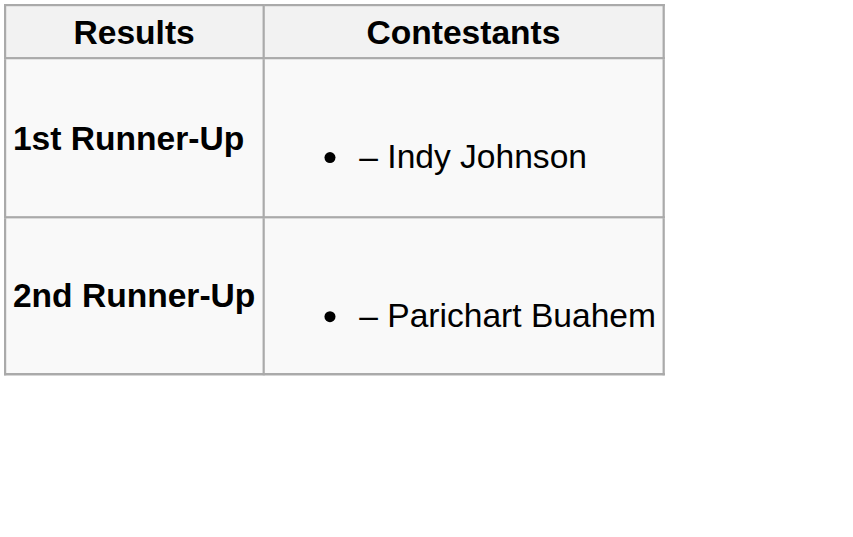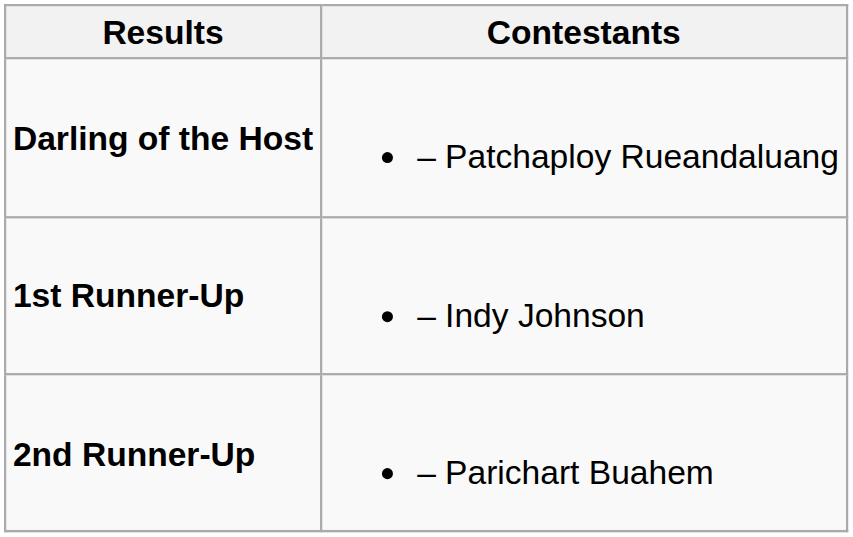+ row: (163, 137)
